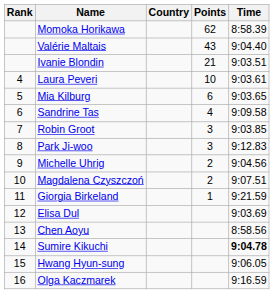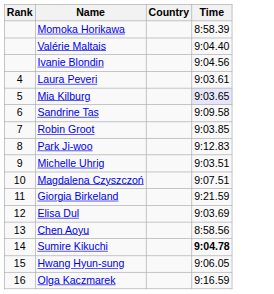- column: (210, 12)
(249, 63) 9:03.51 -> (212, 63) 9:04.56
(249, 96) no background -> (212, 96) lavender background
(249, 163) 9:04.56 -> (212, 163) 9:03.51
